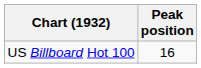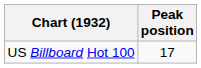(167, 52) 16 -> (167, 52) 17
